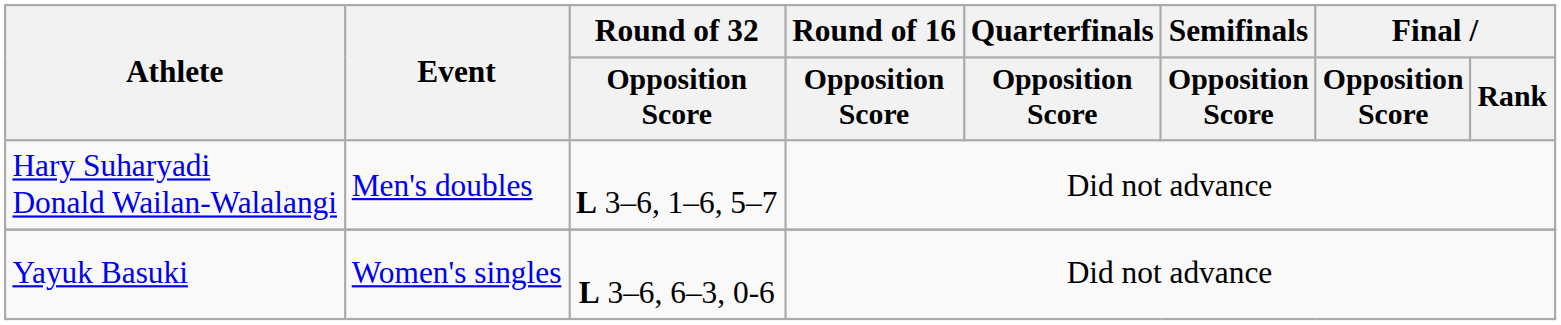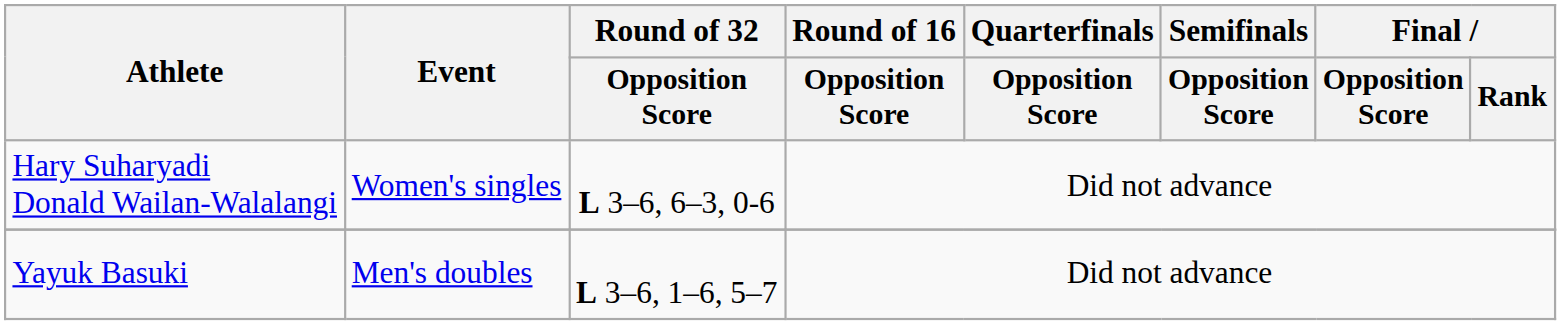(442, 184) Men's doubles -> (457, 184) Women's singles
(677, 203) L 3–6, 1–6, 5–7 -> (677, 203) L 3–6, 6–3, 0-6
(457, 273) Women's singles -> (442, 273) Men's doubles
(677, 292) L 3–6, 6–3, 0-6 -> (677, 292) L 3–6, 1–6, 5–7
